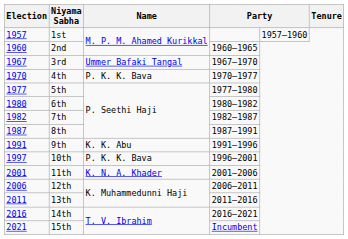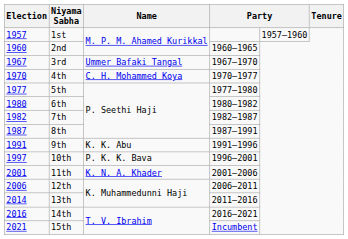(119, 76) P. K. K. Bava -> (134, 76) C. H. Mohammed Koya
(17, 200) 2011 -> (17, 200) 2014
